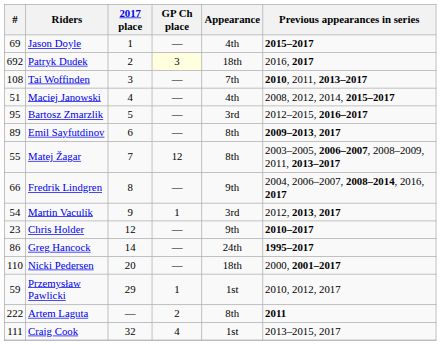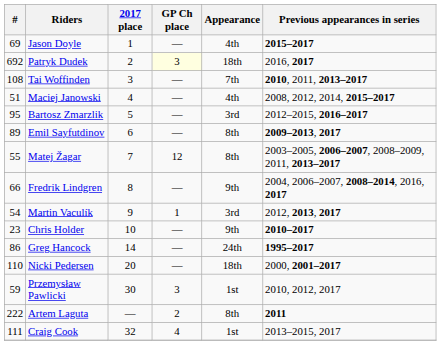(130, 229) 12 -> (130, 229) 10
(130, 289) 29 -> (130, 289) 30
(177, 289) 1 -> (177, 289) 3
